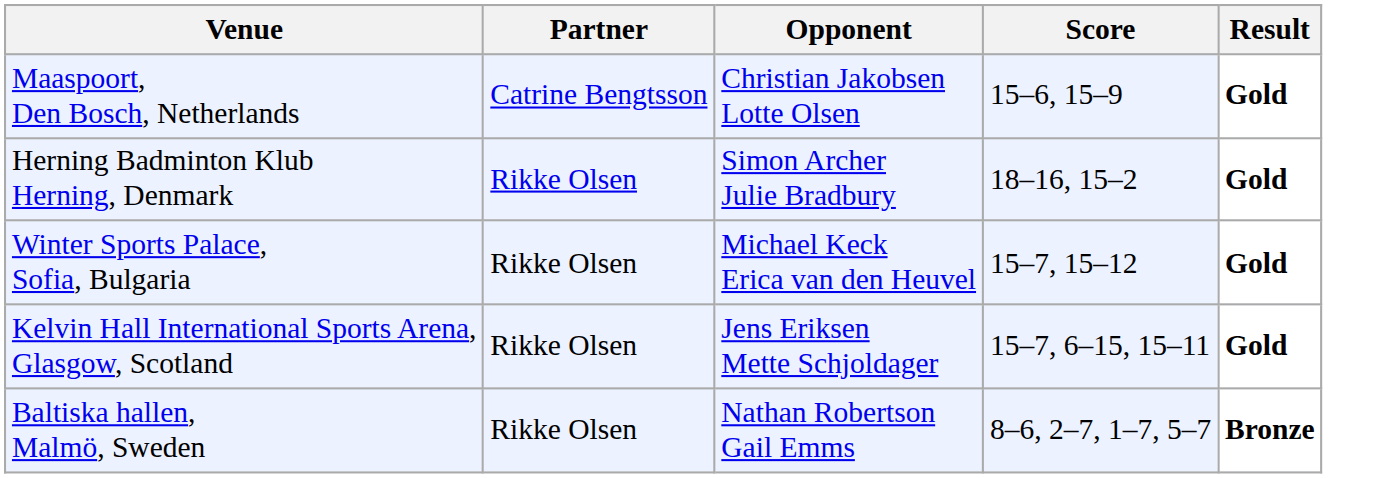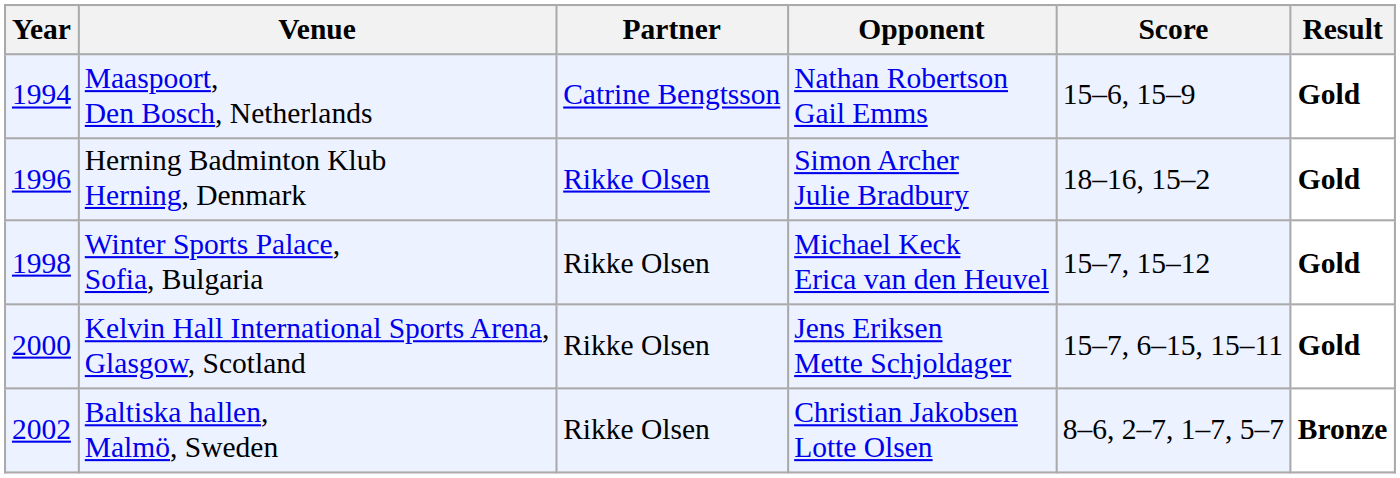+ column: (41, 29)
(833, 95) Christian Jakobsen Lotte Olsen -> (901, 95) Nathan Robertson Gail Emms
(828, 429) Nathan Robertson Gail Emms -> (906, 429) Christian Jakobsen Lotte Olsen
